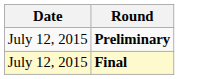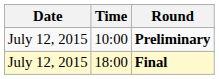+ column: (111, 16)
